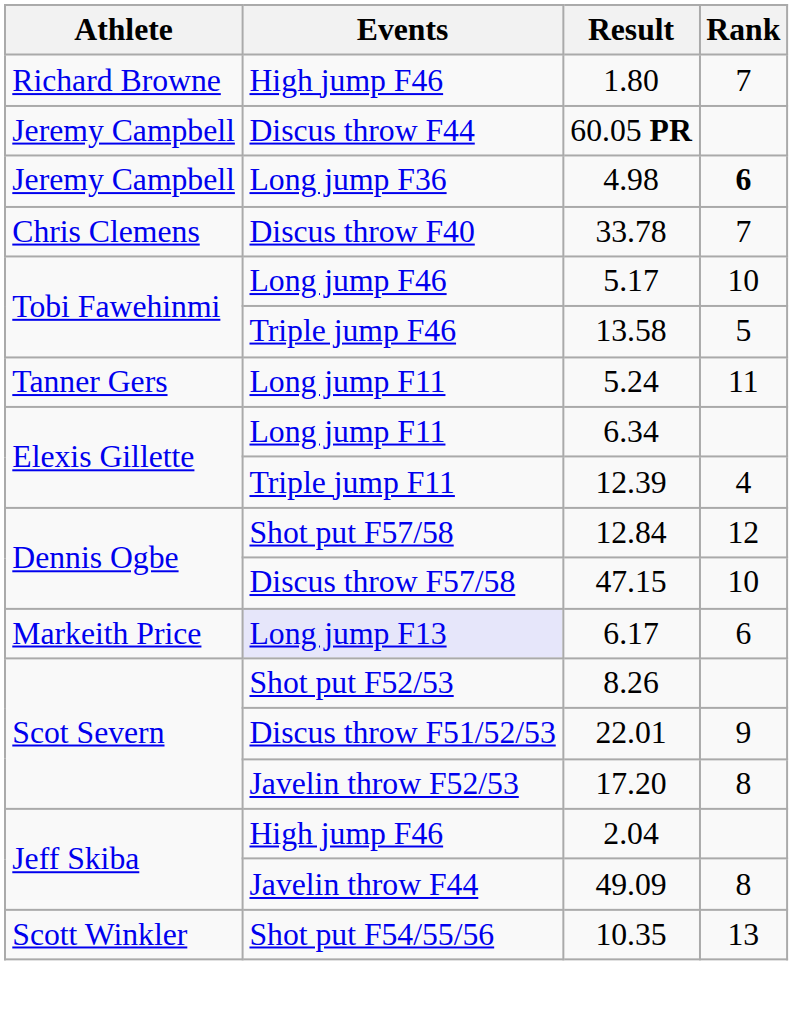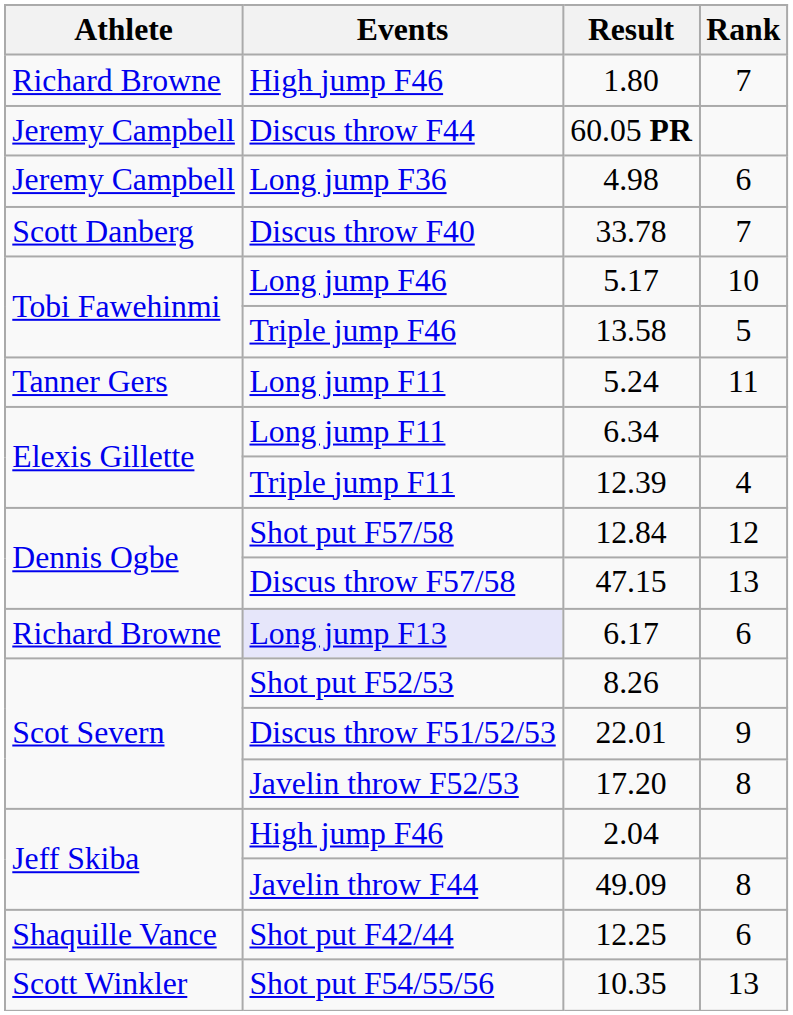(743, 180) bold -> (743, 180) normal
(106, 230) Chris Clemens -> (103, 230) Scott Danberg
(743, 582) 10 -> (743, 582) 13
(107, 632) Markeith Price -> (117, 632) Richard Browne
+ row: (631, 933)
